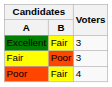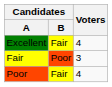(78, 43) 3 -> (78, 43) 4
